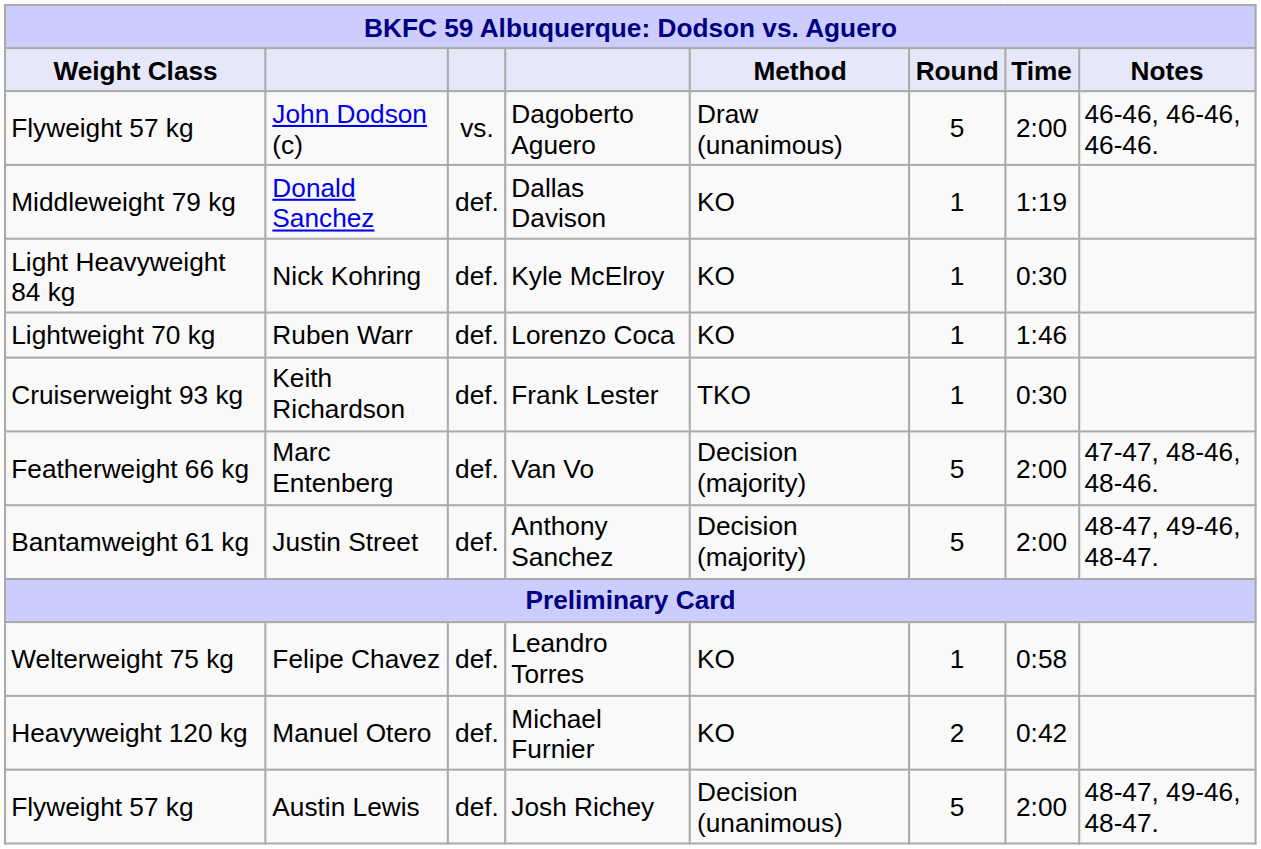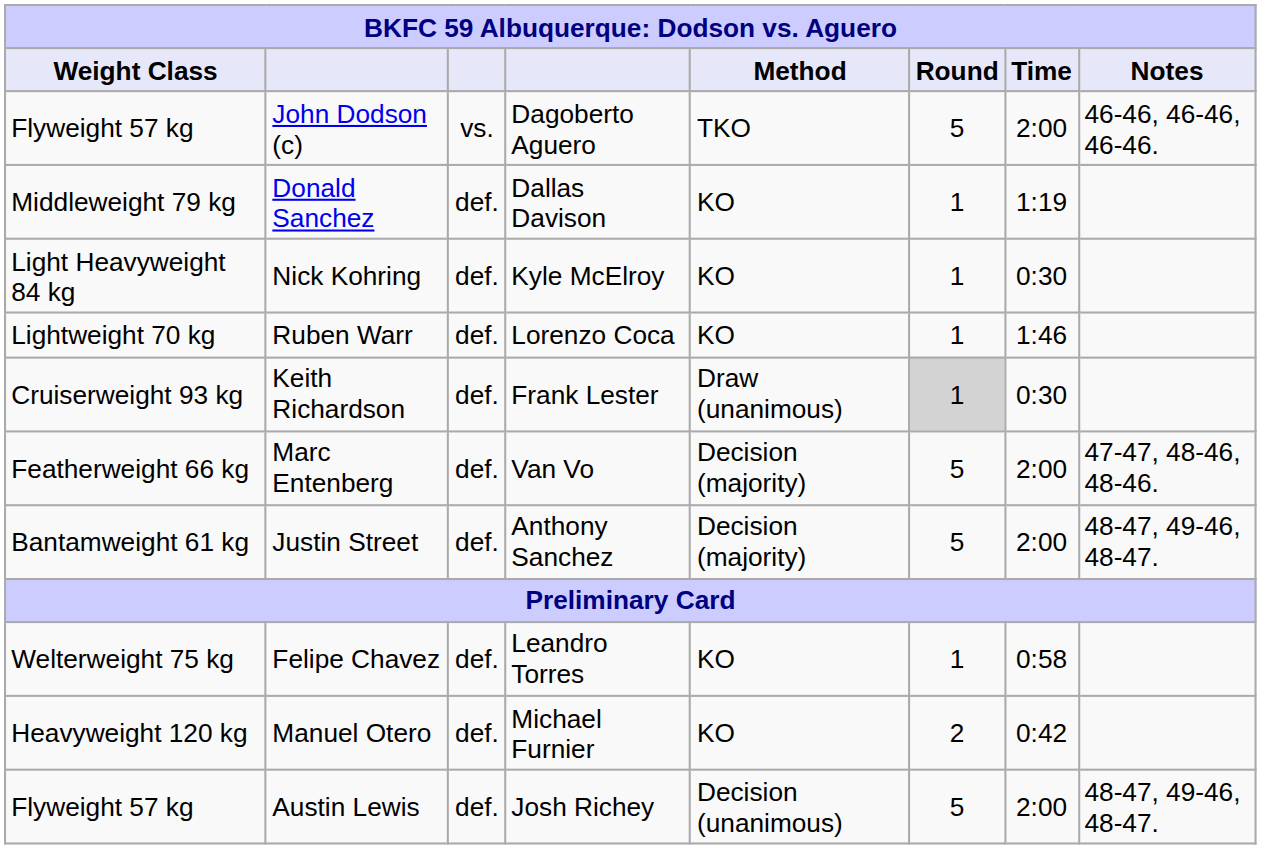(770, 128) Draw (unanimous) -> (724, 128) TKO
(724, 394) TKO -> (770, 394) Draw (unanimous)
(957, 394) no background -> (957, 394) lightgrey background
